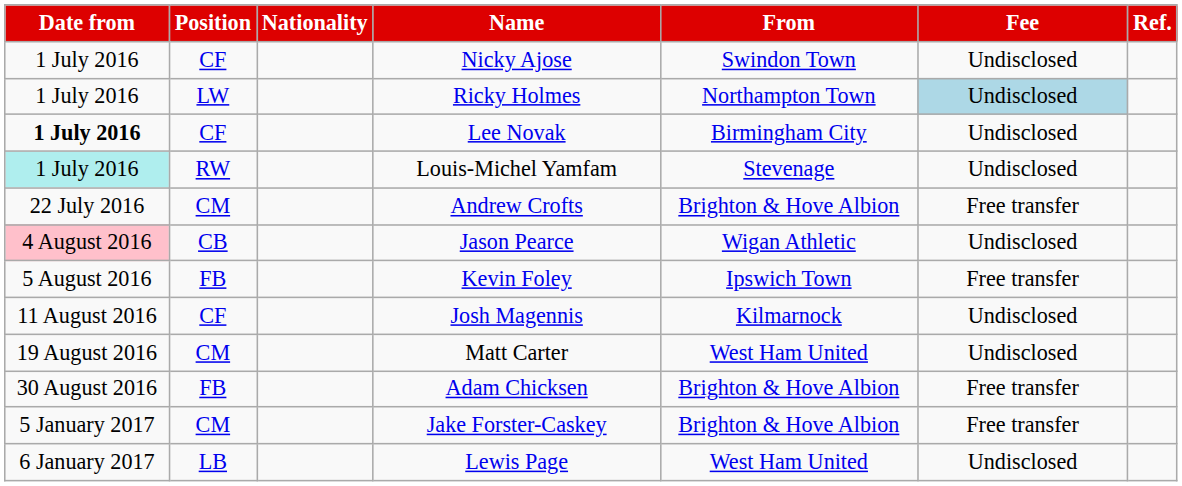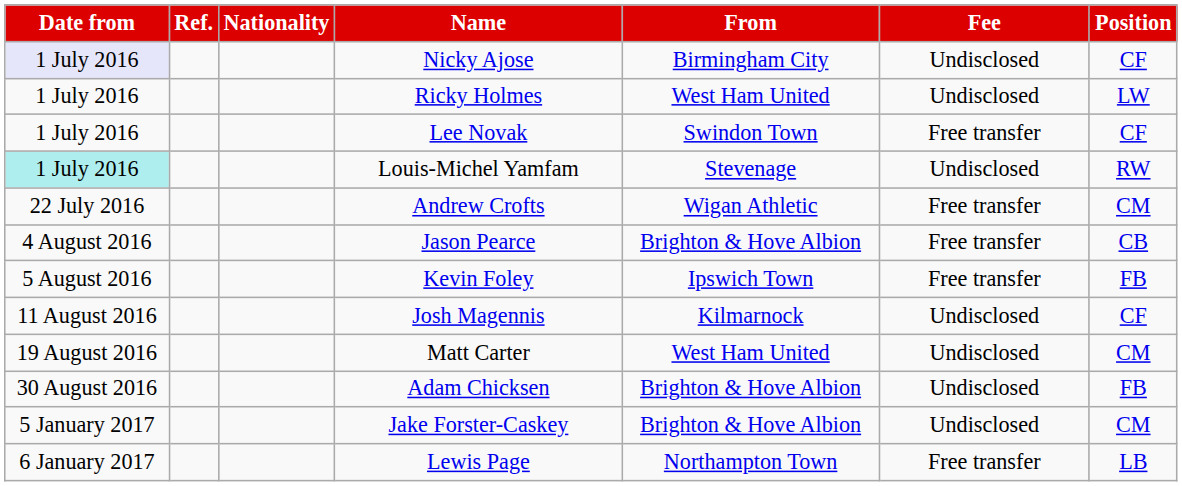columns swapped: (213, 23) <-> (1152, 23)
(87, 59) no background -> (87, 59) lavender background
(789, 59) Swindon Town -> (751, 59) Birmingham City
(789, 96) Northampton Town -> (751, 96) West Ham United
(1023, 96) lightblue background -> (984, 96) no background
(87, 132) bold -> (87, 132) normal
(789, 132) Birmingham City -> (751, 132) Swindon Town
(1023, 132) Undisclosed -> (984, 132) Free transfer
(789, 206) Brighton & Hove Albion -> (751, 206) Wigan Athletic
(87, 242) pink background -> (87, 242) no background
(789, 242) Wigan Athletic -> (751, 242) Brighton & Hove Albion
(1023, 242) Undisclosed -> (984, 242) Free transfer
(1023, 388) Free transfer -> (984, 388) Undisclosed
(1023, 425) Free transfer -> (984, 425) Undisclosed
(789, 462) West Ham United -> (751, 462) Northampton Town
(1023, 462) Undisclosed -> (984, 462) Free transfer
